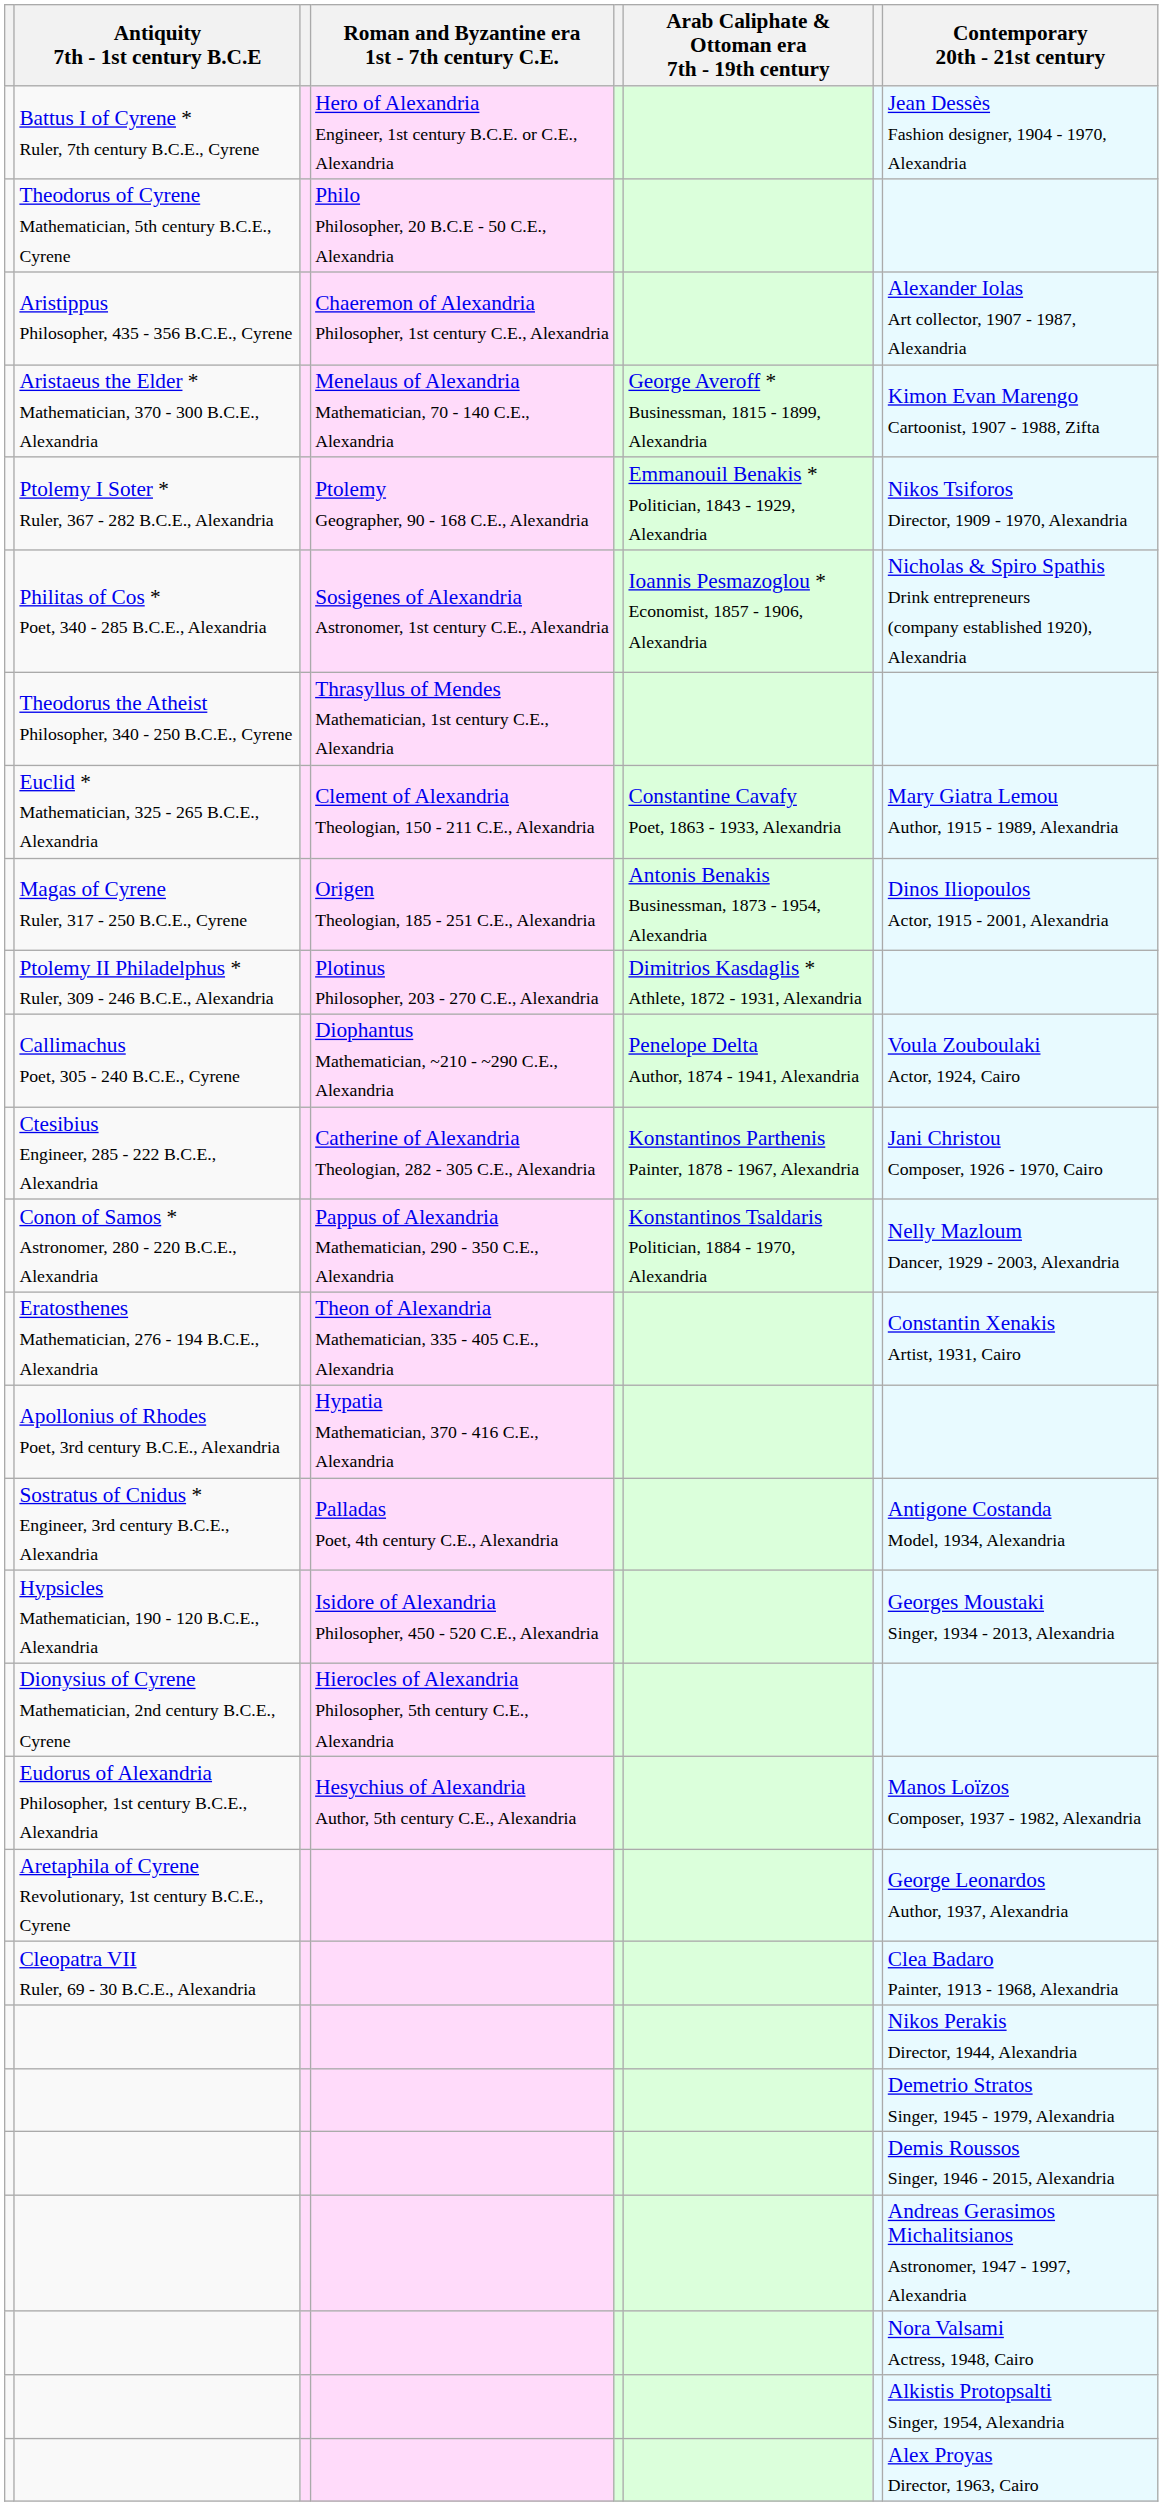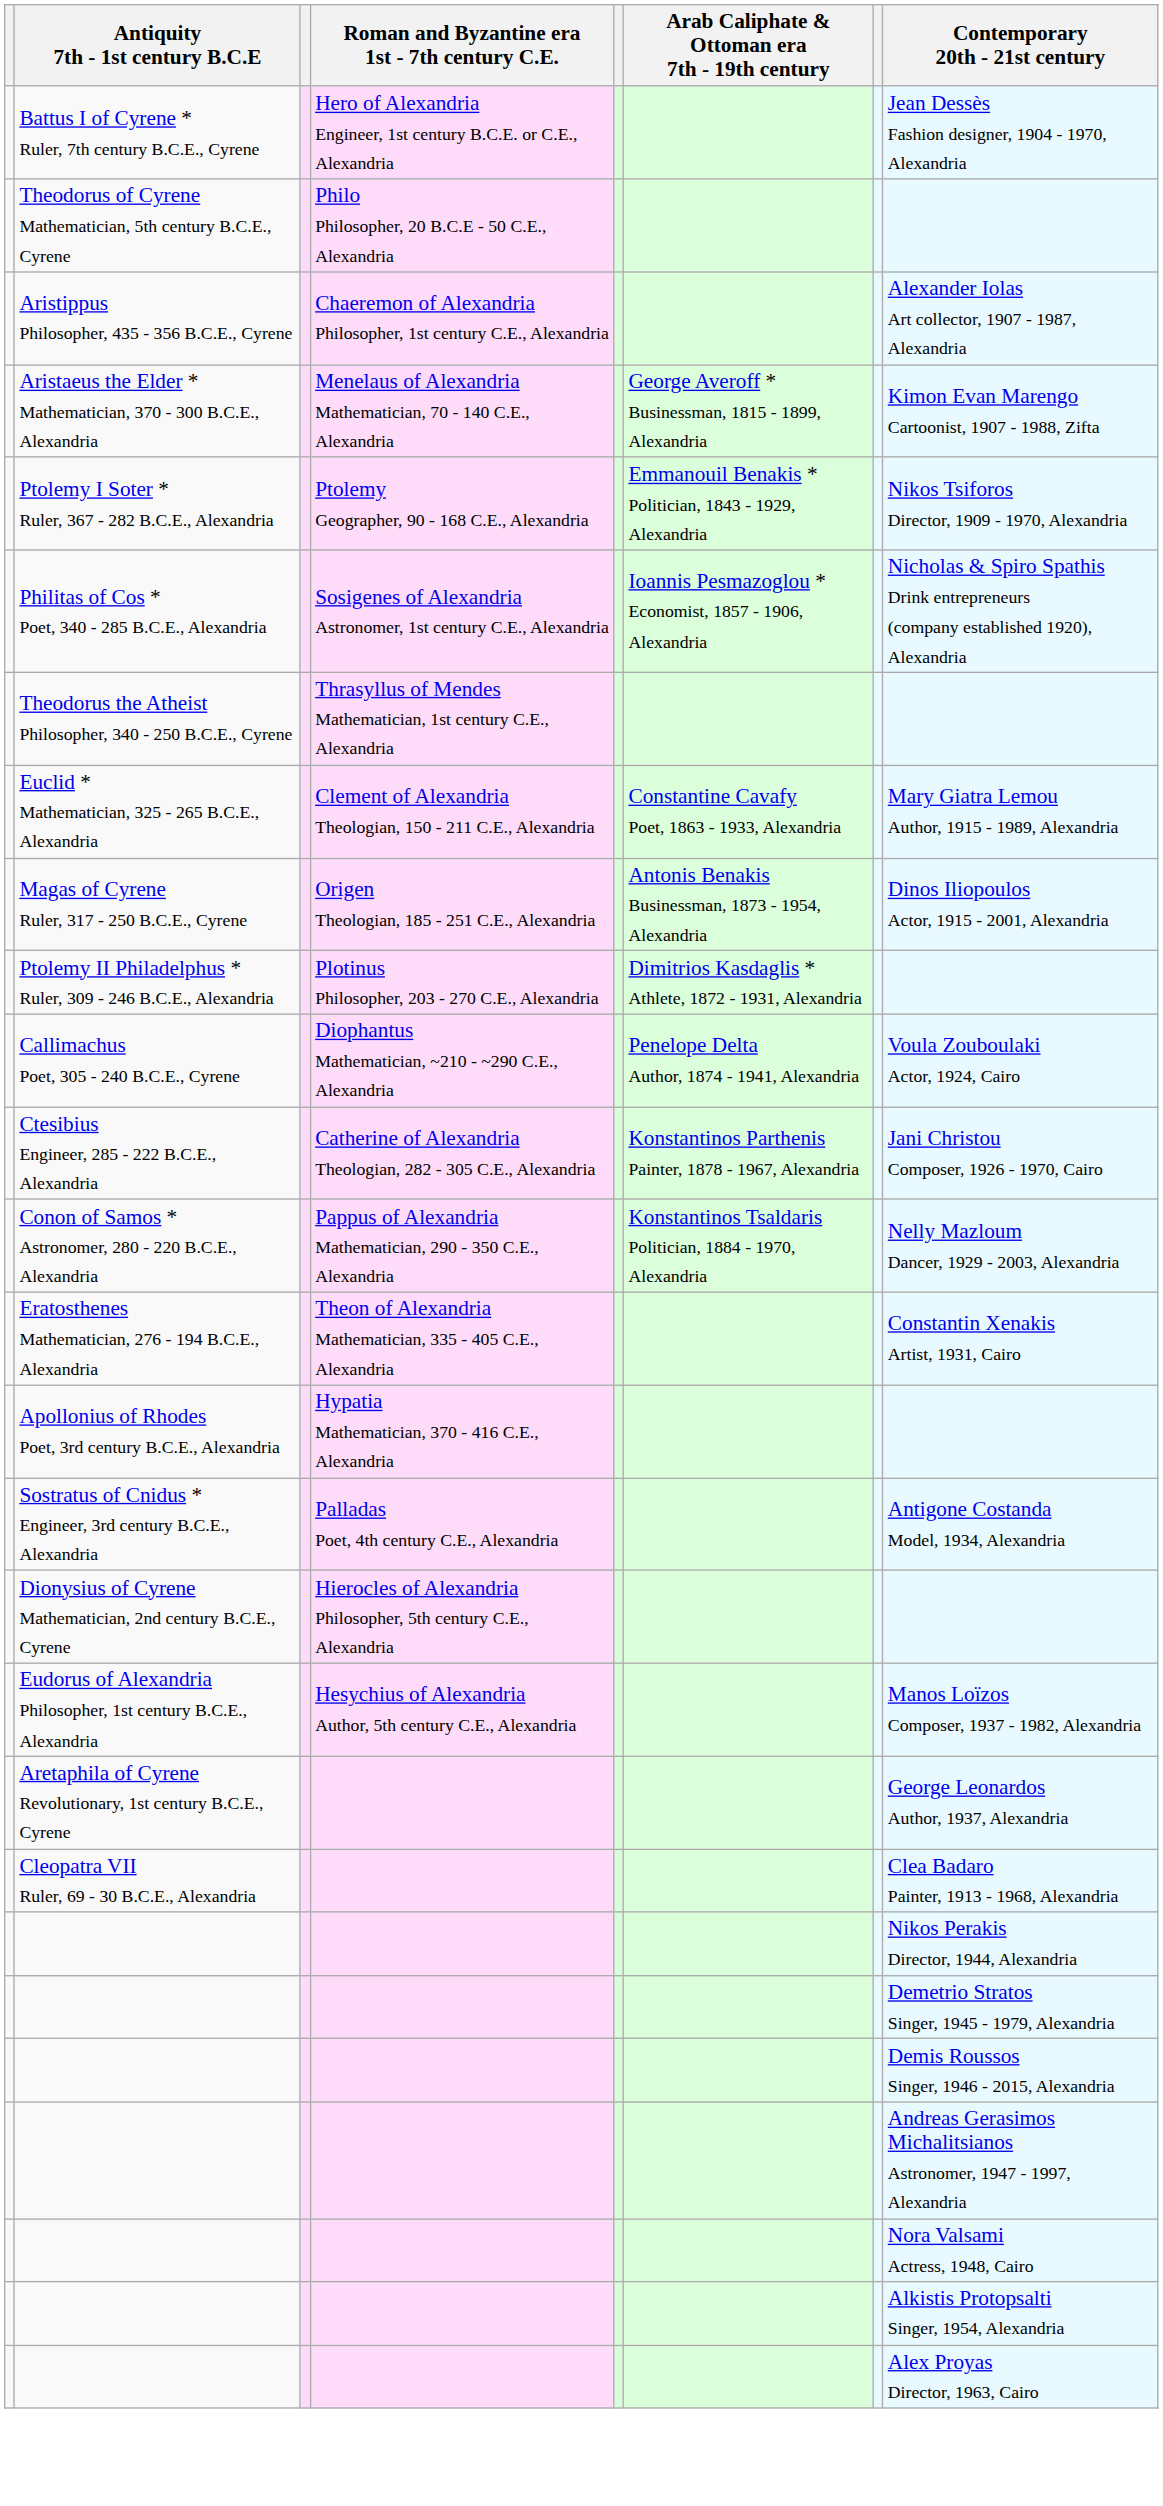- row: (139, 1616)
